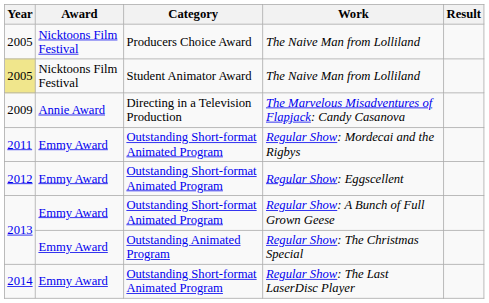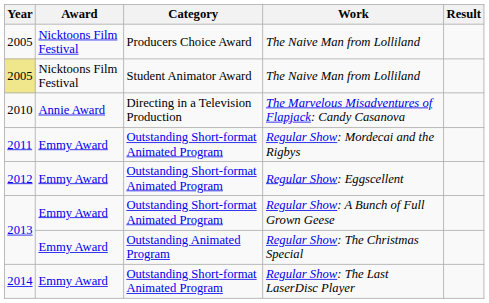(20, 110) 2009 -> (20, 110) 2010
